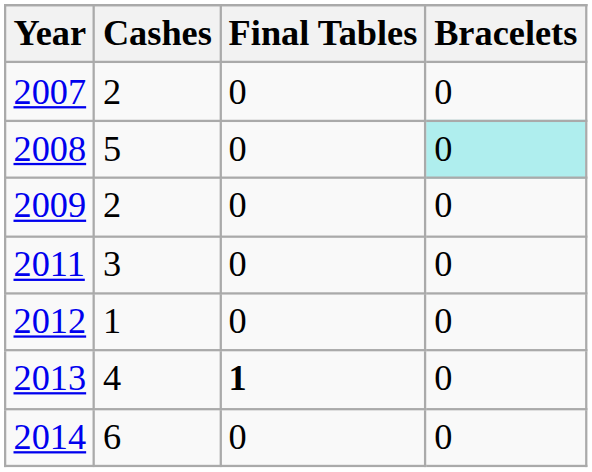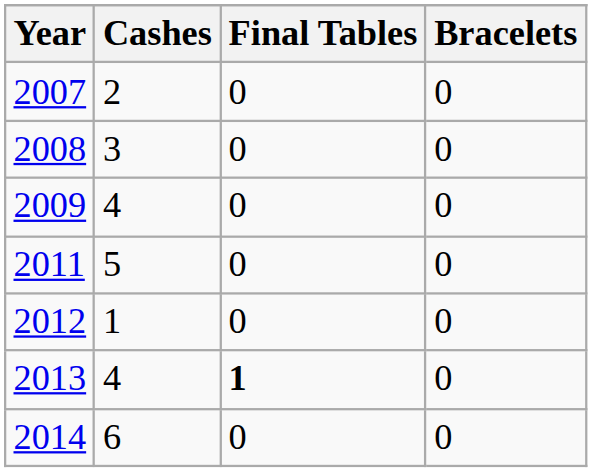(112, 148) 5 -> (112, 148) 3
(443, 148) paleturquoise background -> (443, 148) no background
(112, 206) 2 -> (112, 206) 4
(112, 263) 3 -> (112, 263) 5
